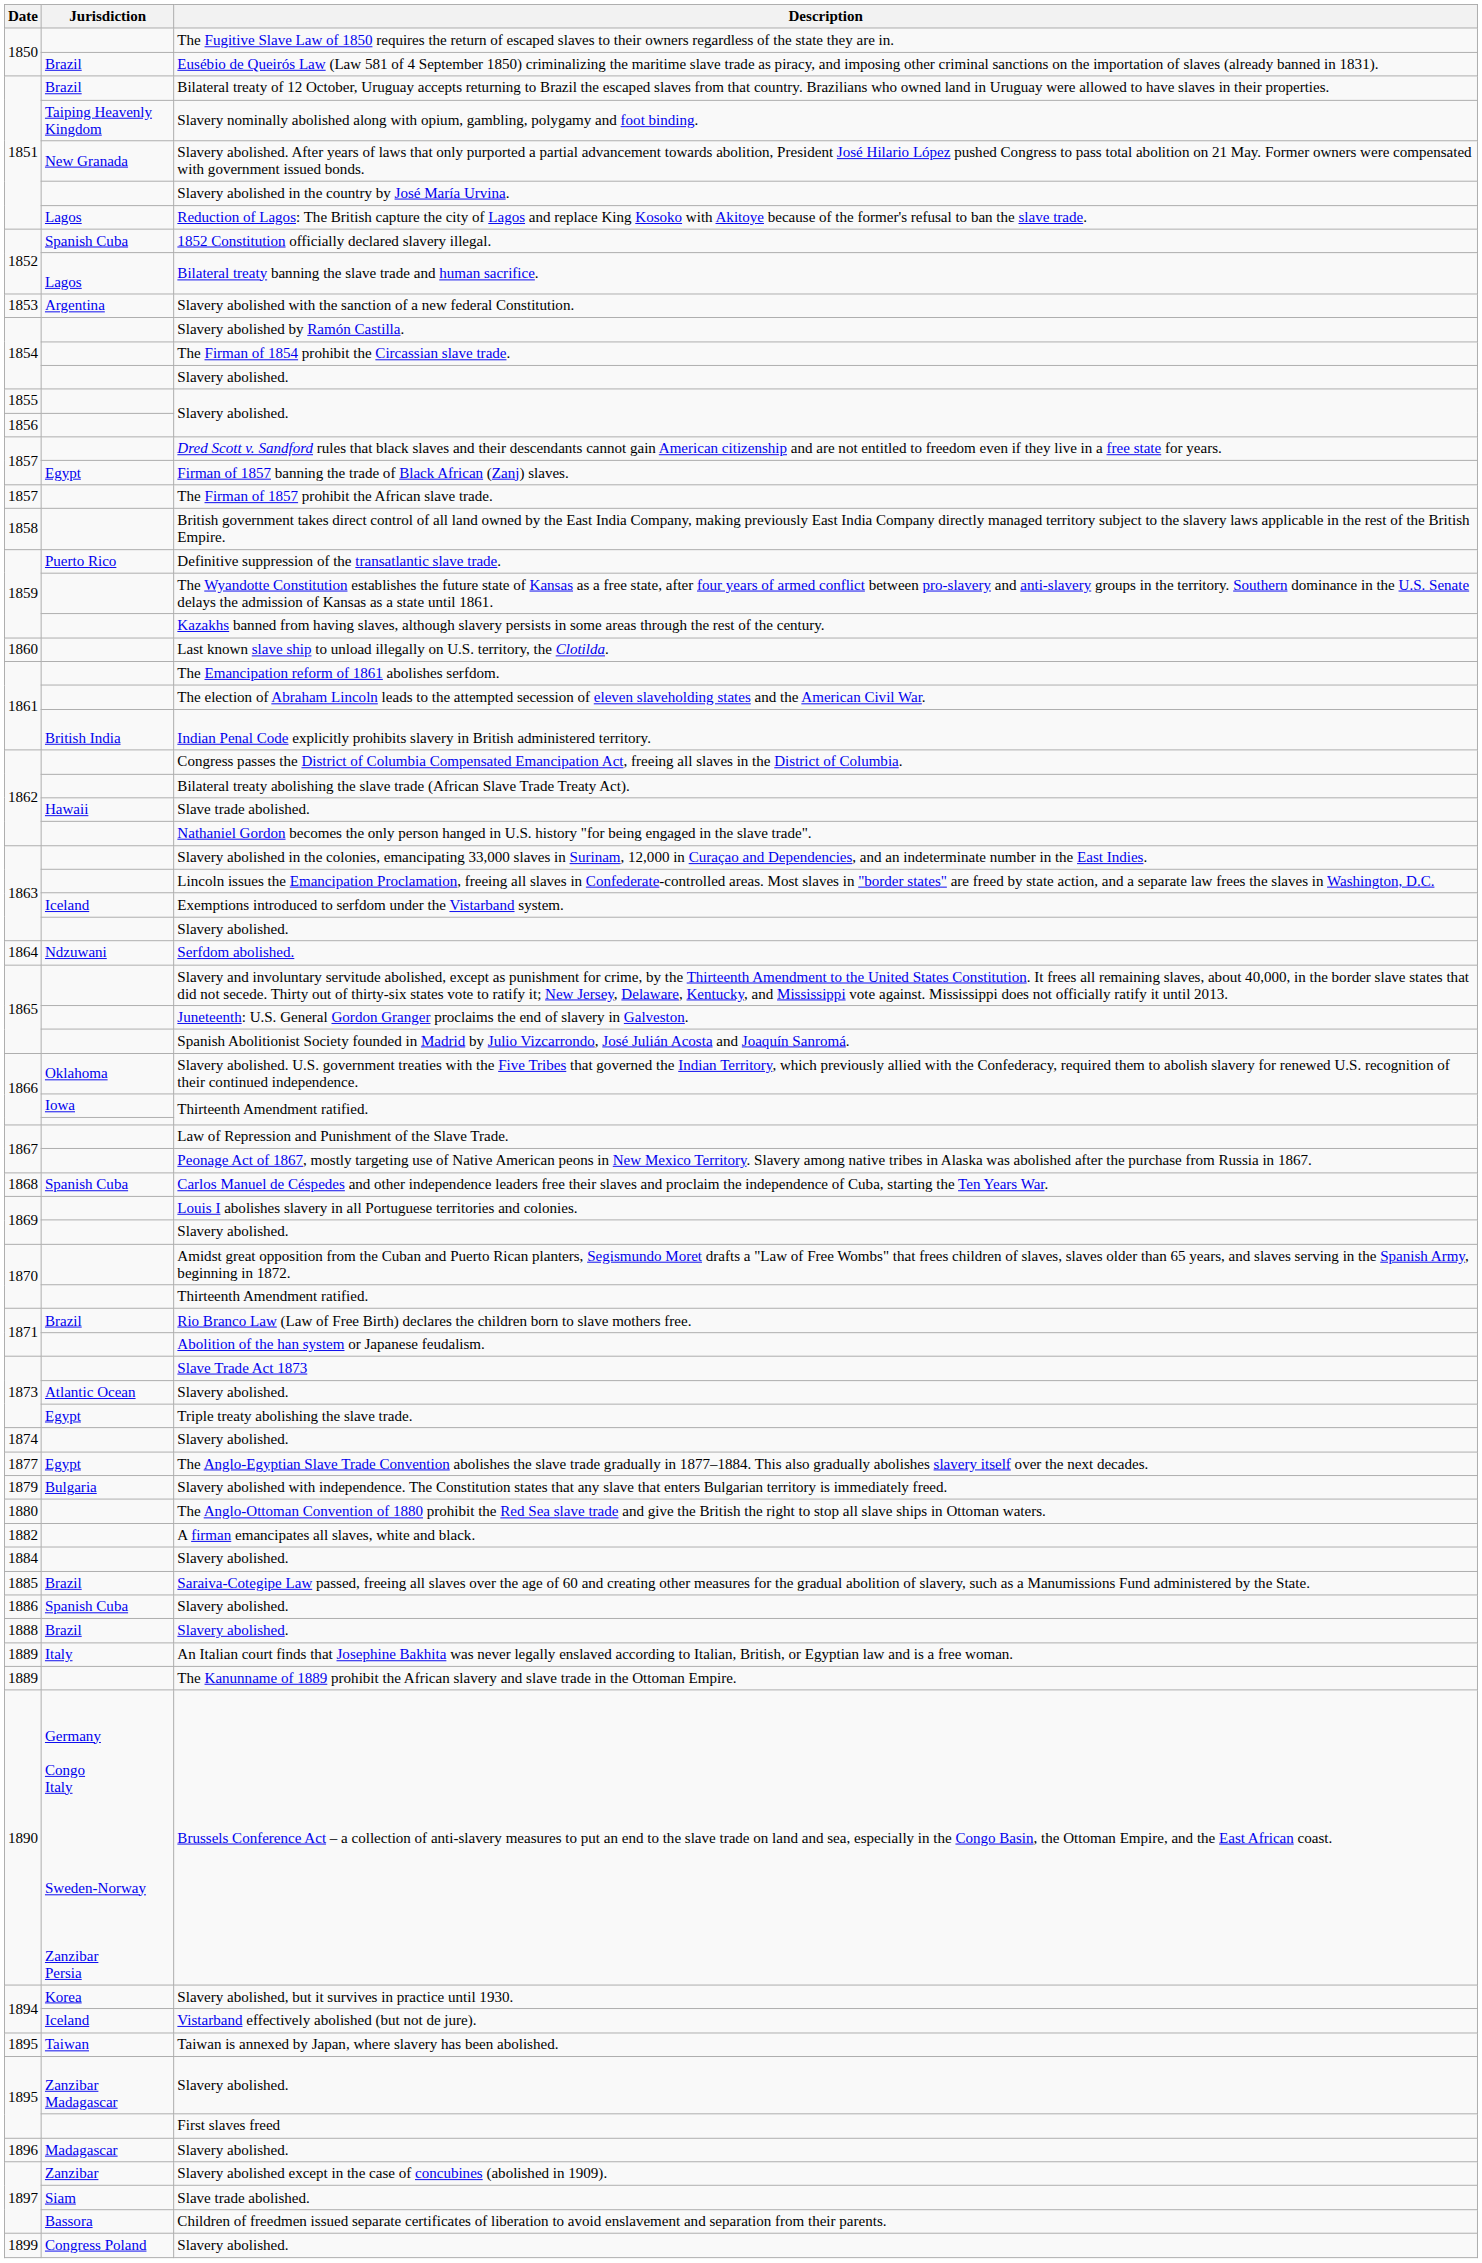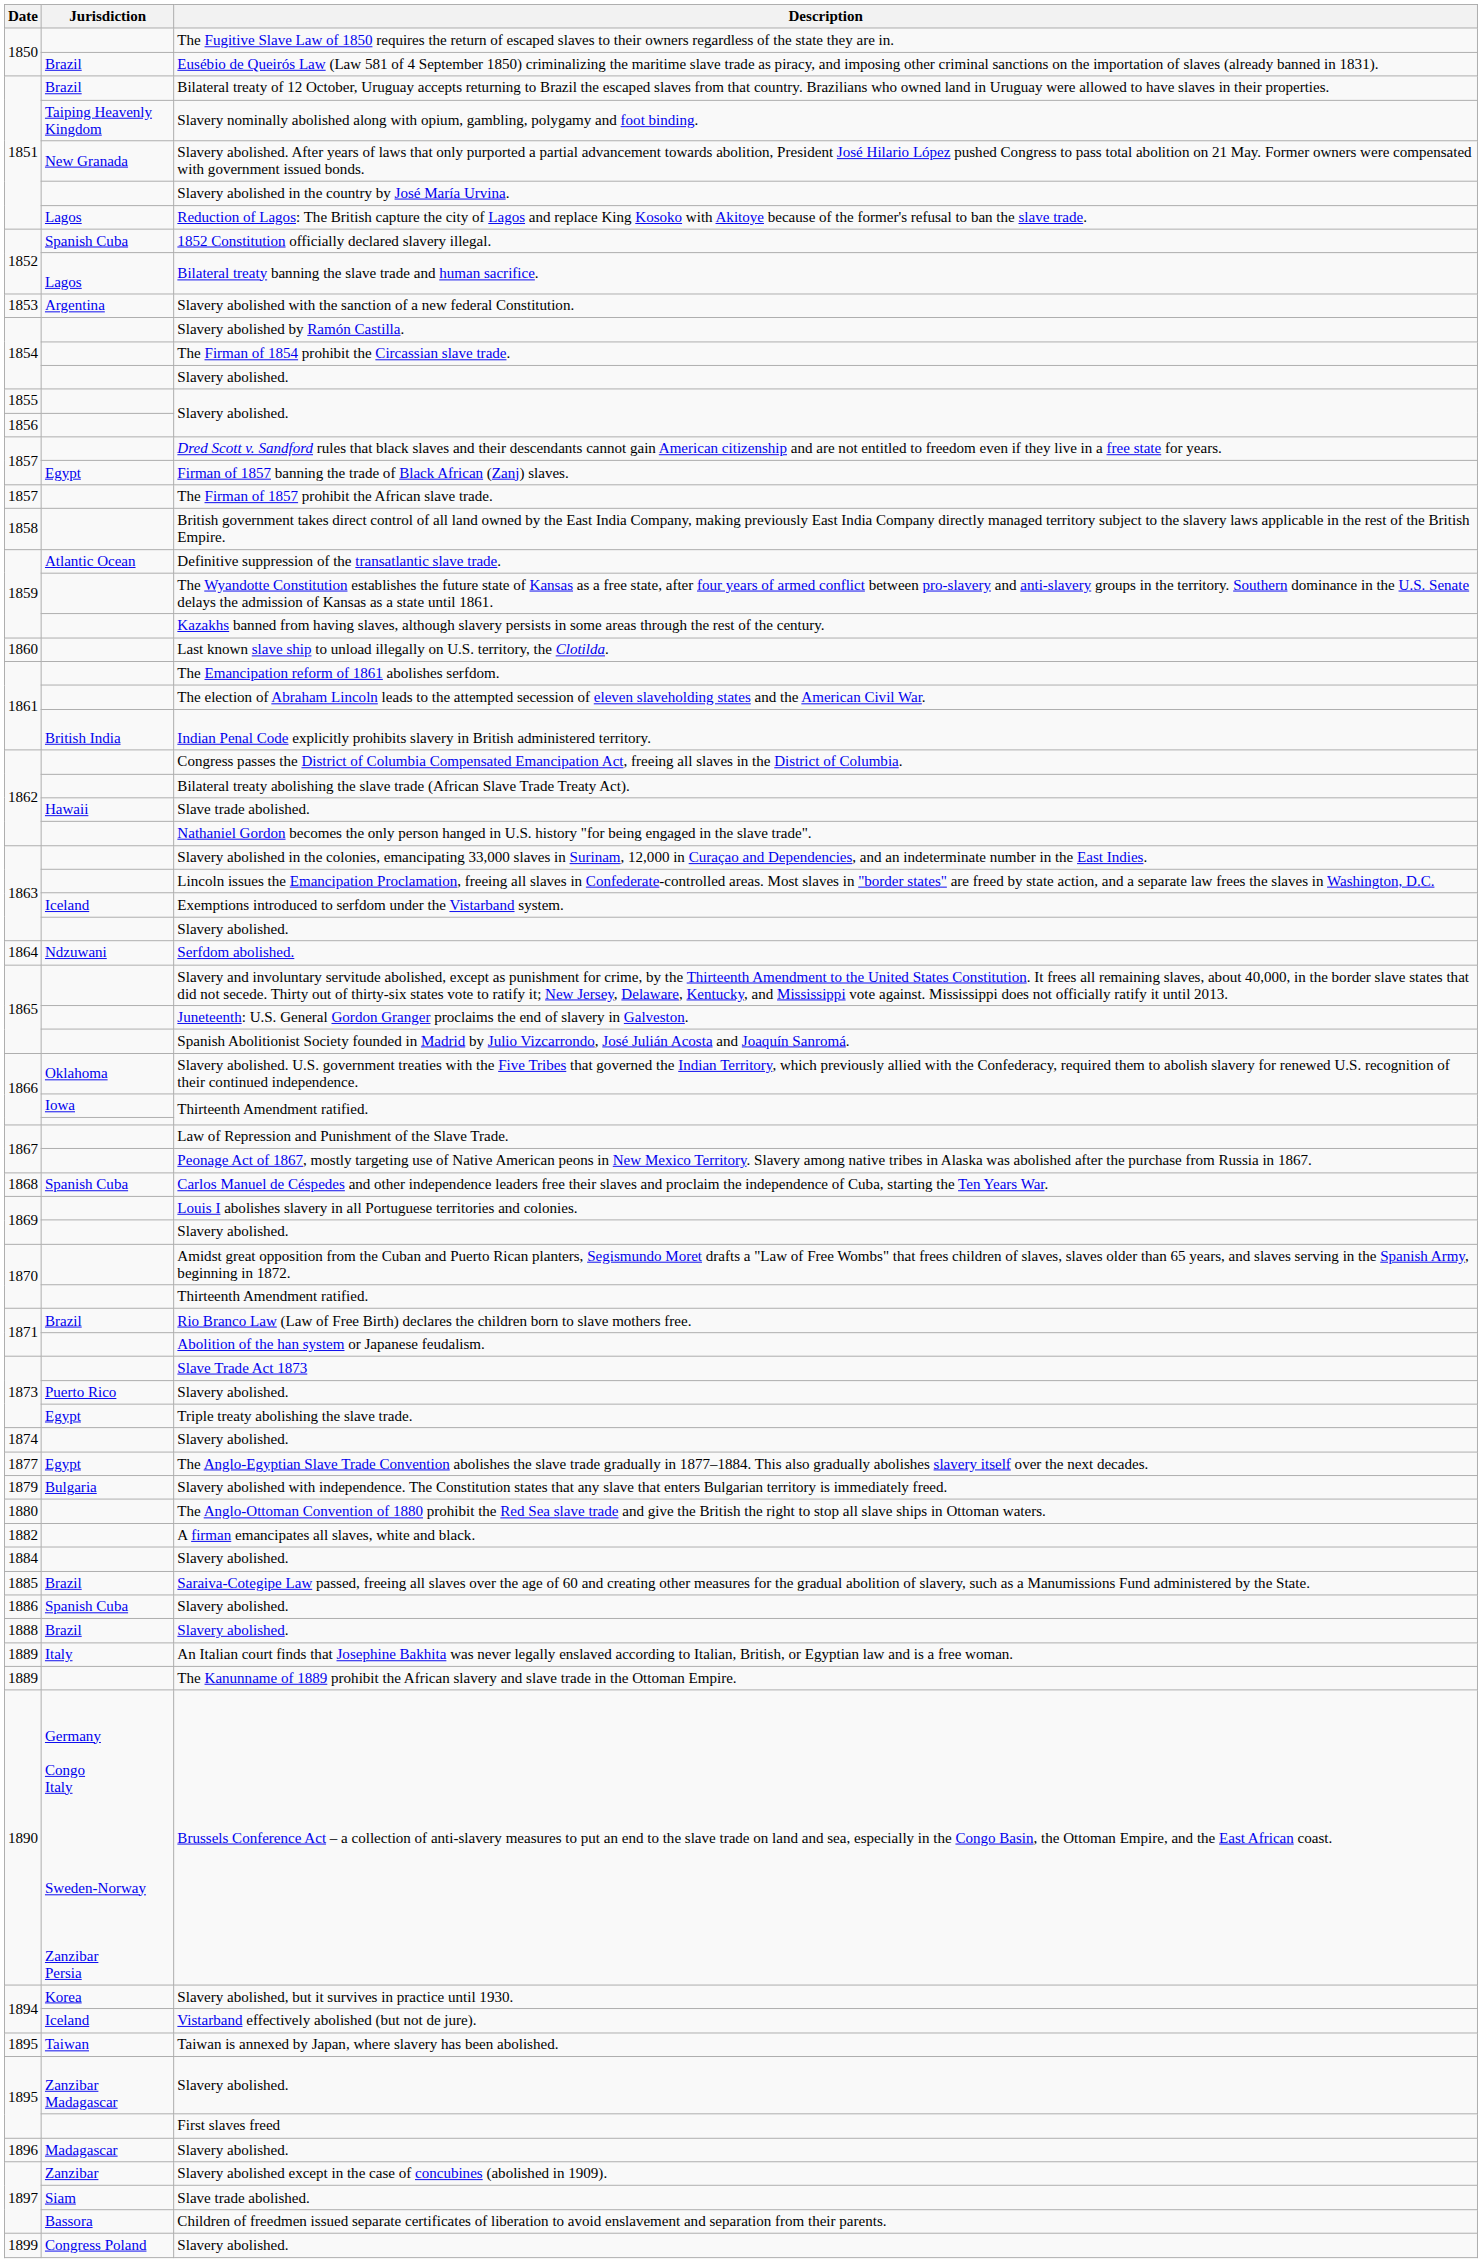(81, 561) Puerto Rico -> (90, 561) Atlantic Ocean
(90, 1392) Atlantic Ocean -> (81, 1392) Puerto Rico
